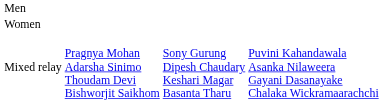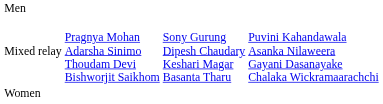rows swapped: (22, 24) <-> (33, 67)
